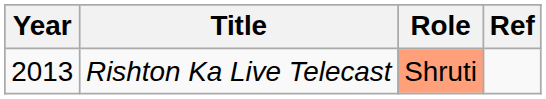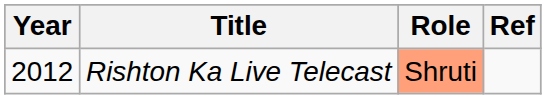(42, 70) 2013 -> (42, 70) 2012
